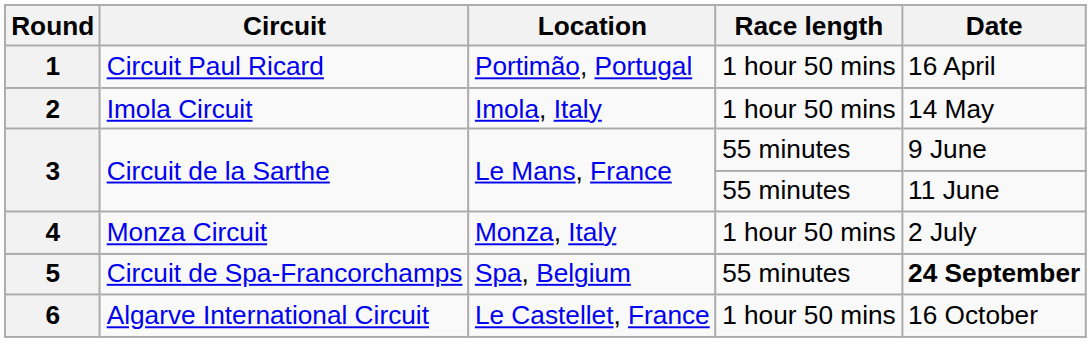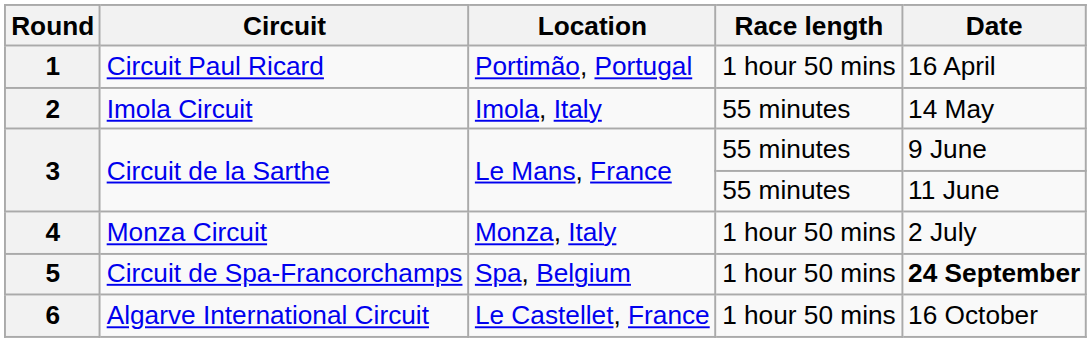(809, 108) 1 hour 50 mins -> (786, 108) 55 minutes
(786, 273) 55 minutes -> (809, 273) 1 hour 50 mins
